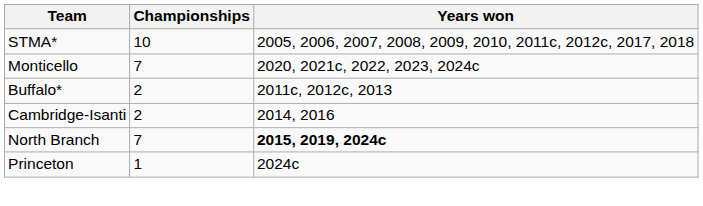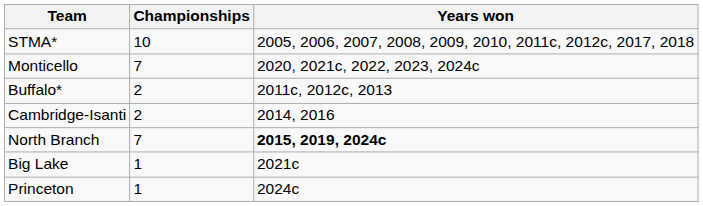+ row: (38, 164)
